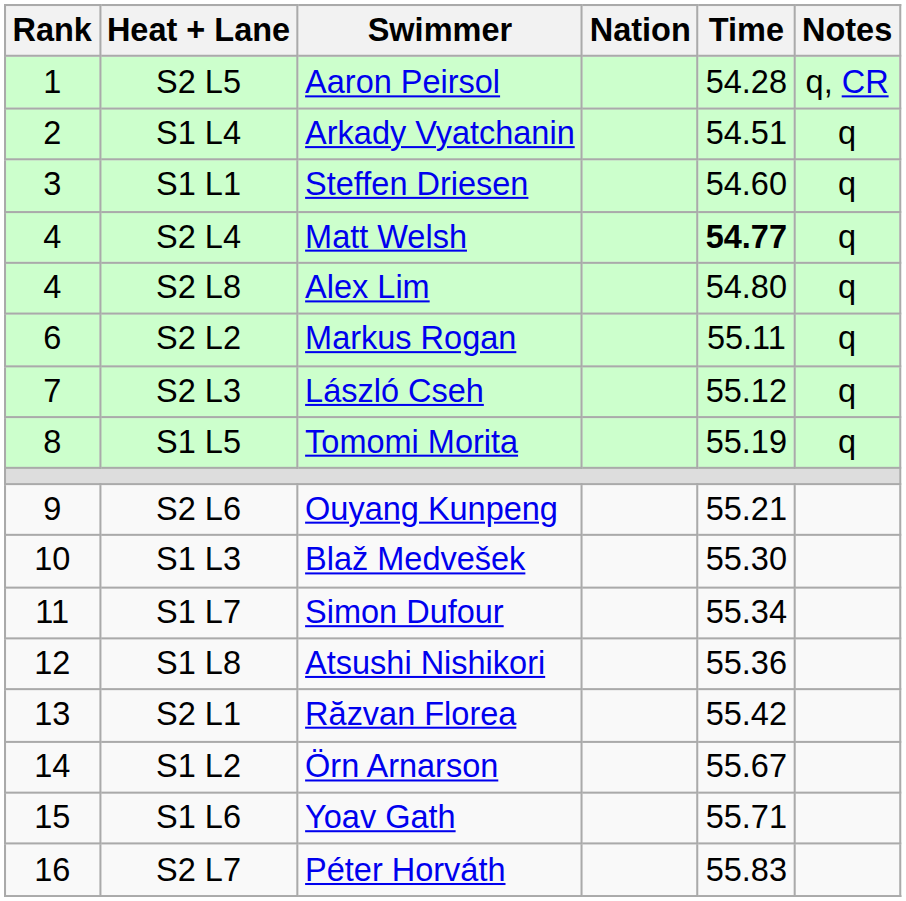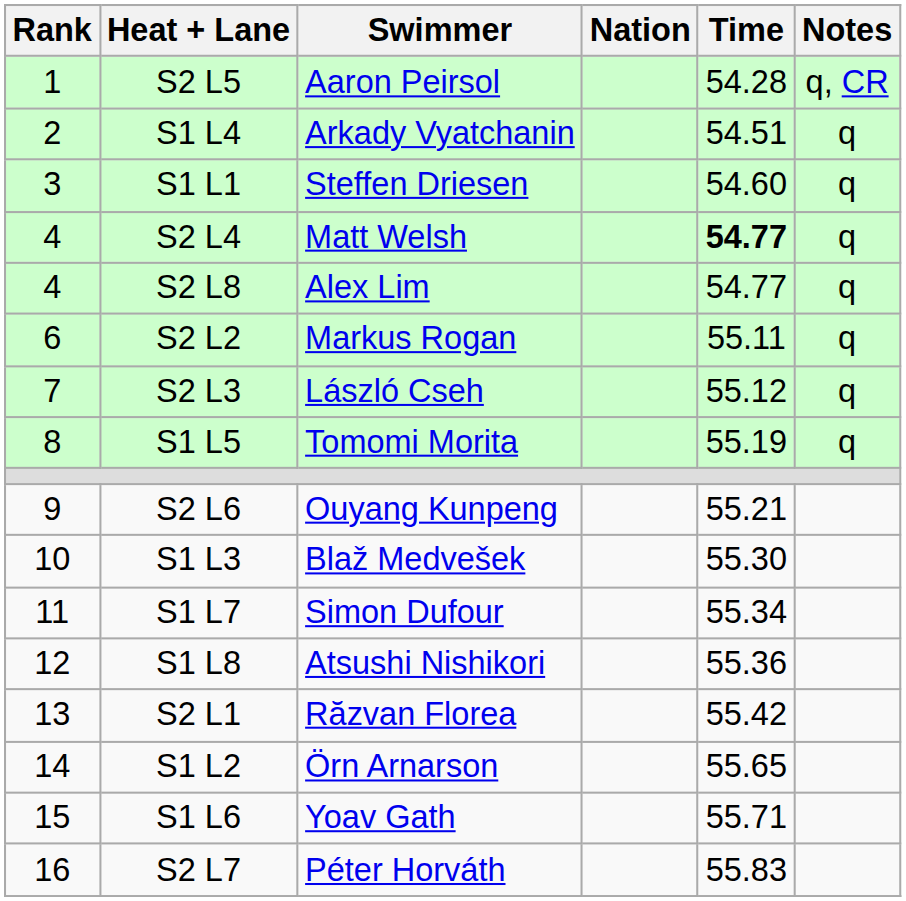(746, 287) 54.80 -> (746, 287) 54.77
(746, 766) 55.67 -> (746, 766) 55.65
